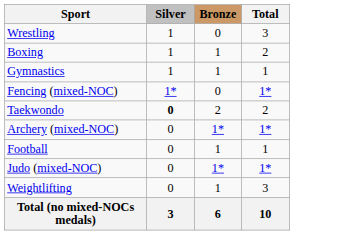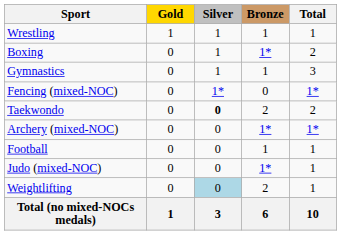+ column: (170, 14)
(218, 33) 0 -> (265, 33) 1
(265, 33) 3 -> (313, 33) 1
(218, 52) 1 -> (265, 52) 1*
(265, 71) 1 -> (313, 71) 3
(265, 168) 1* -> (313, 168) 1
(170, 187) no background -> (218, 187) lightblue background
(218, 187) 1 -> (265, 187) 2
(265, 187) 3 -> (313, 187) 1
